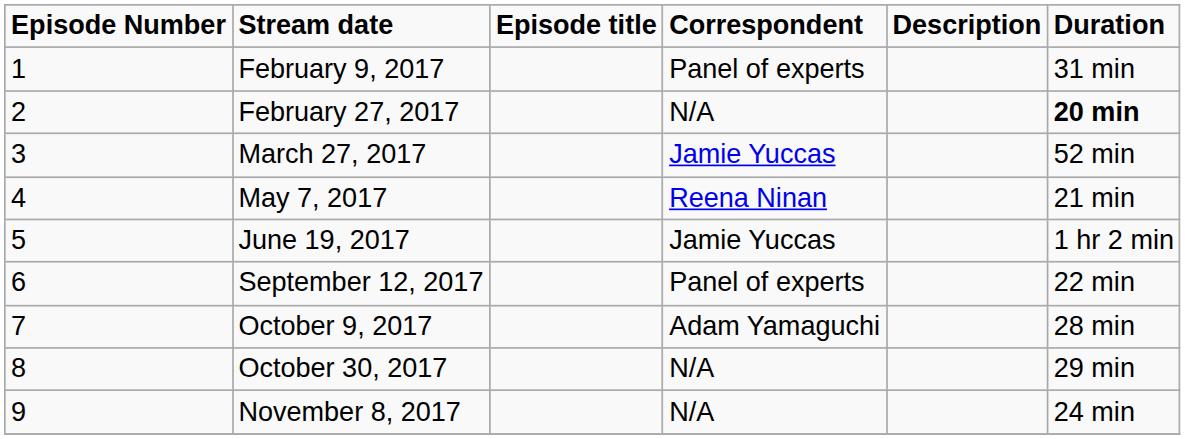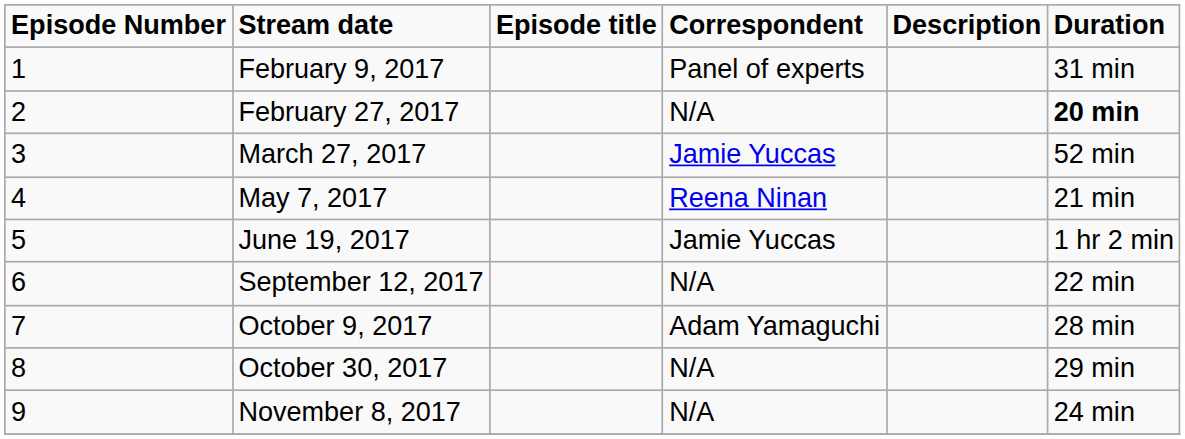(767, 283) Panel of experts -> (692, 283) N/A
